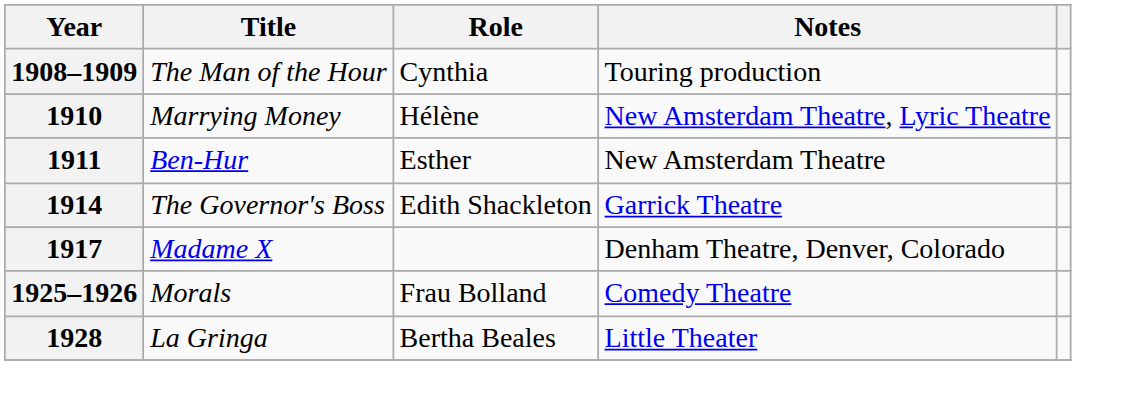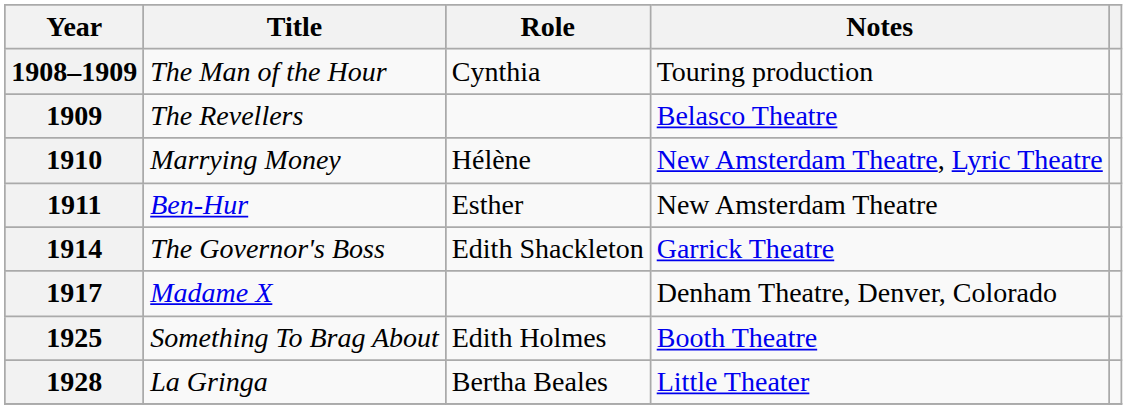+ row: (74, 115)
+ row: (74, 337)
- row: (74, 293)
